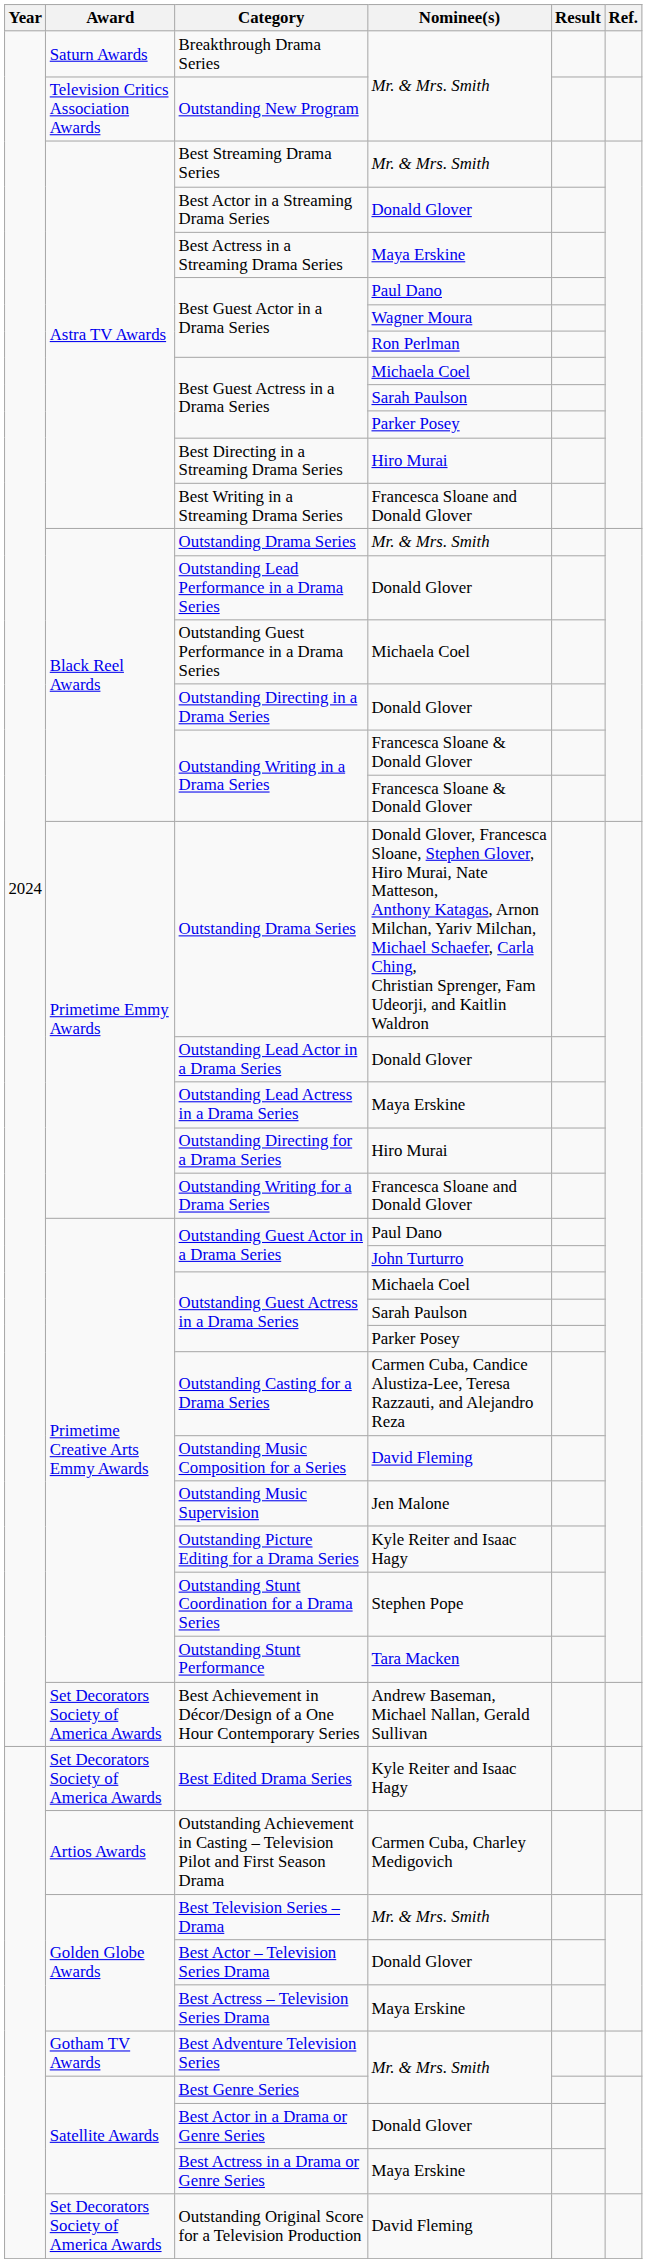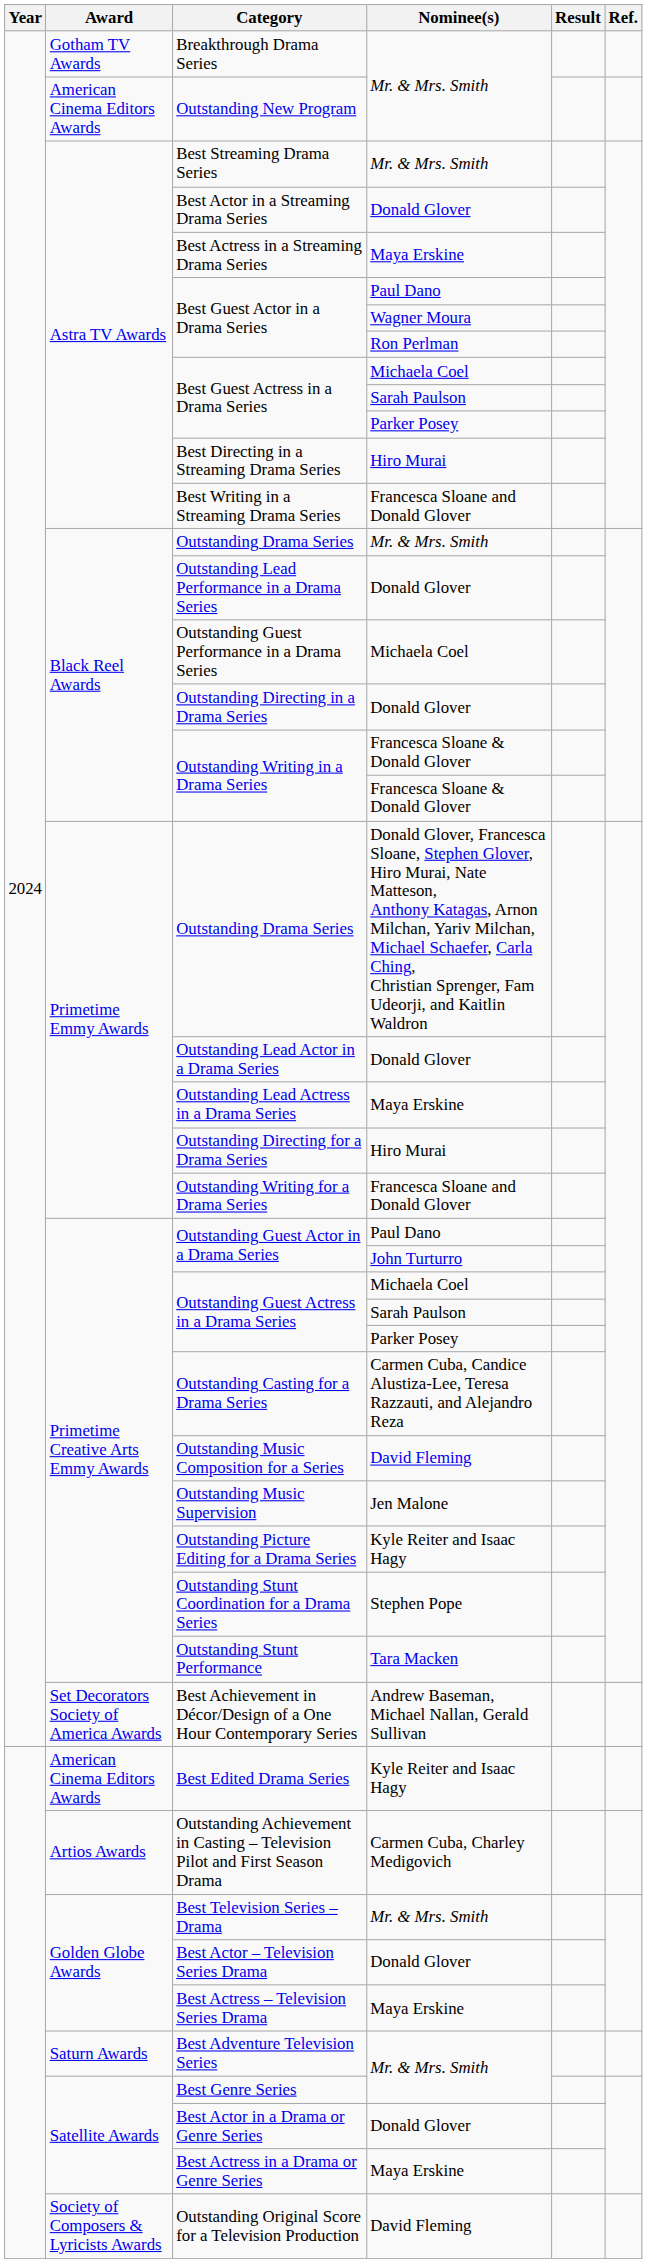(99, 53) Saturn Awards -> (90, 53) Gotham TV Awards
(109, 108) Television Critics Association Awards -> (102, 108) American Cinema Editors Awards
(106, 1778) Set Decorators Society of America Awards -> (102, 1778) American Cinema Editors Awards
(90, 2053) Gotham TV Awards -> (99, 2053) Saturn Awards
(106, 2226) Set Decorators Society of America Awards -> (106, 2226) Society of Composers & Lyricists Awards
